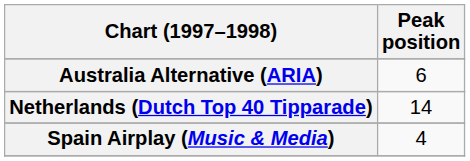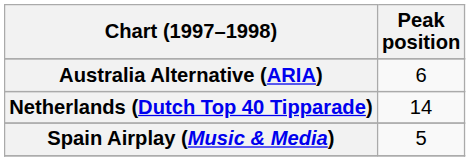(421, 139) 4 -> (421, 139) 5
